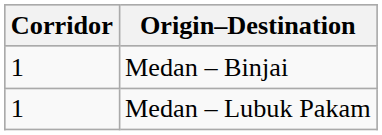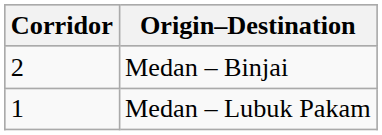(17, 66) 1 -> (17, 66) 2
